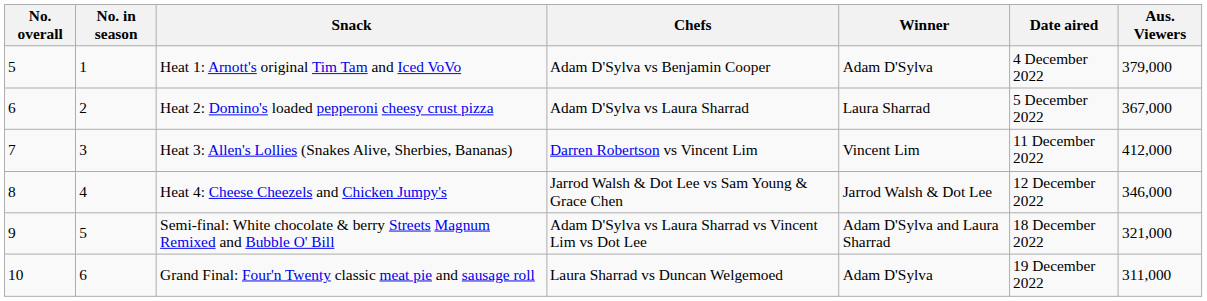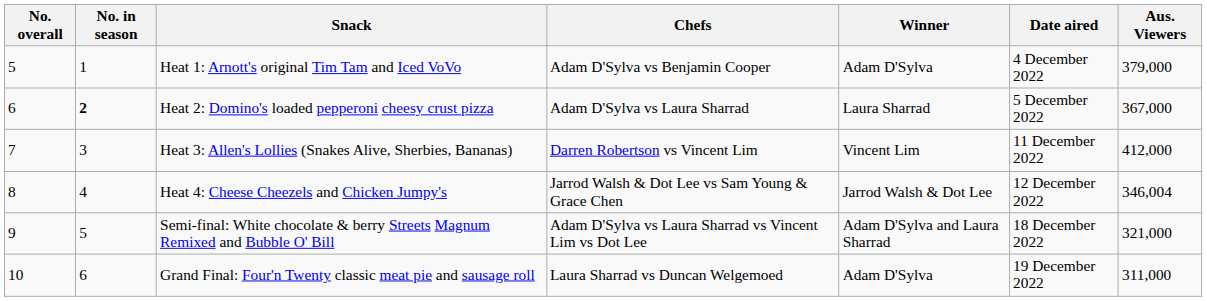(83, 108) normal -> (83, 108) bold
(1147, 191) 346,000 -> (1147, 191) 346,004
